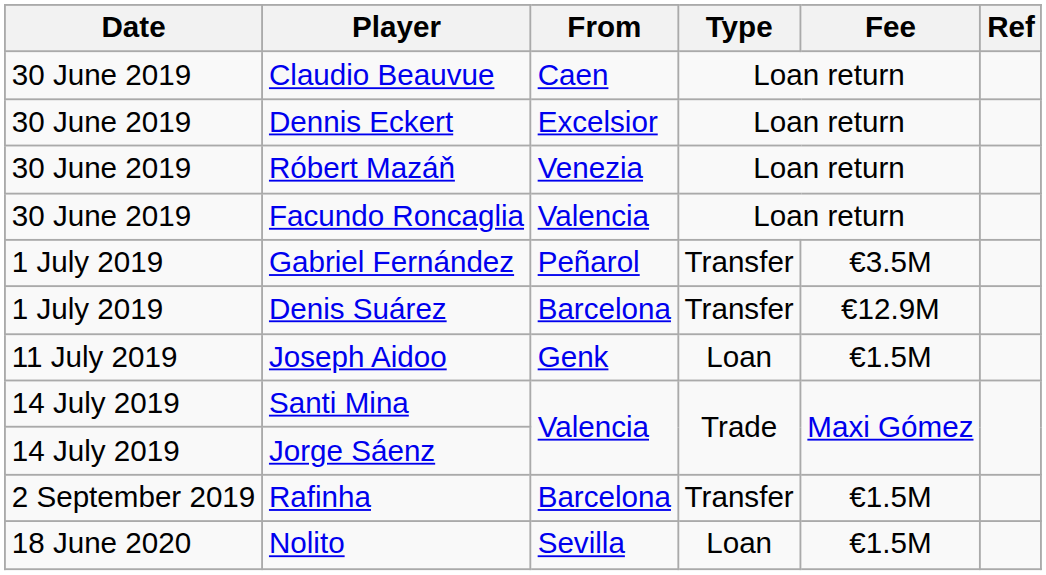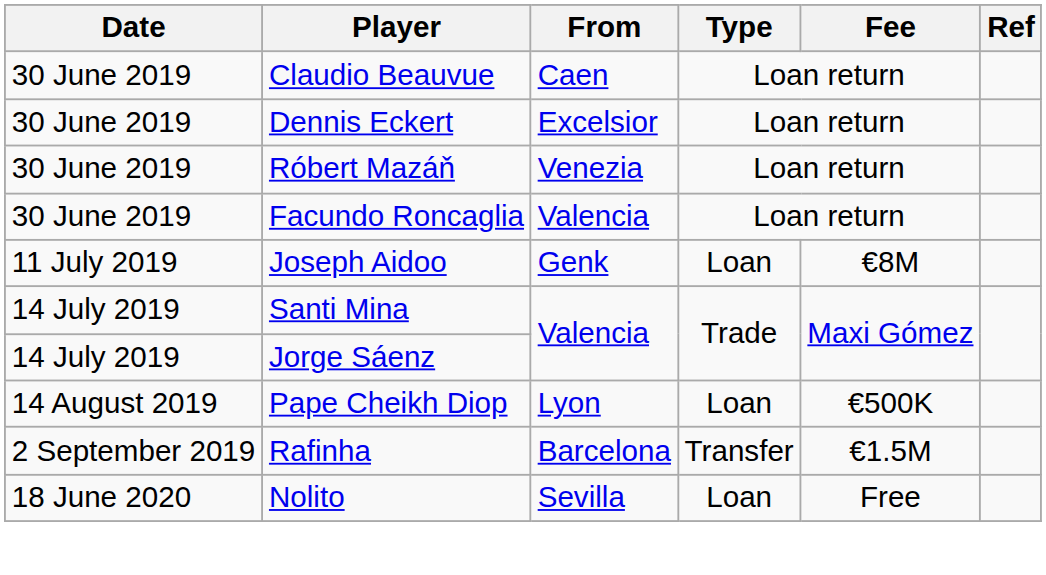- row: (392, 262)
- row: (358, 309)
(890, 356) €1.5M -> (890, 262) €8M
+ row: (388, 403)
(890, 544) €1.5M -> (890, 497) Free
